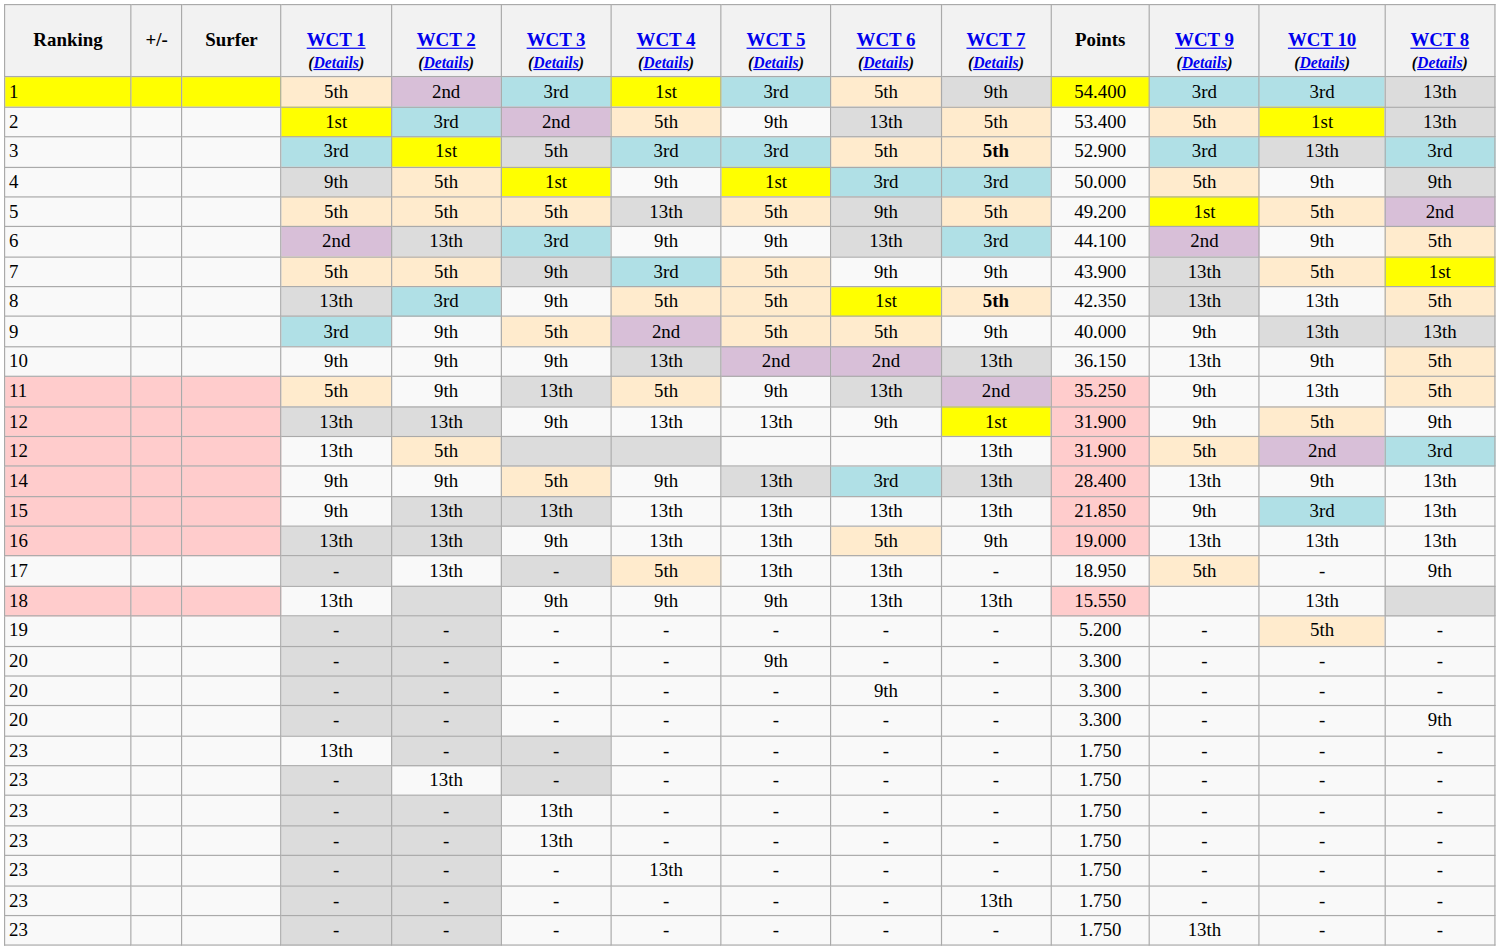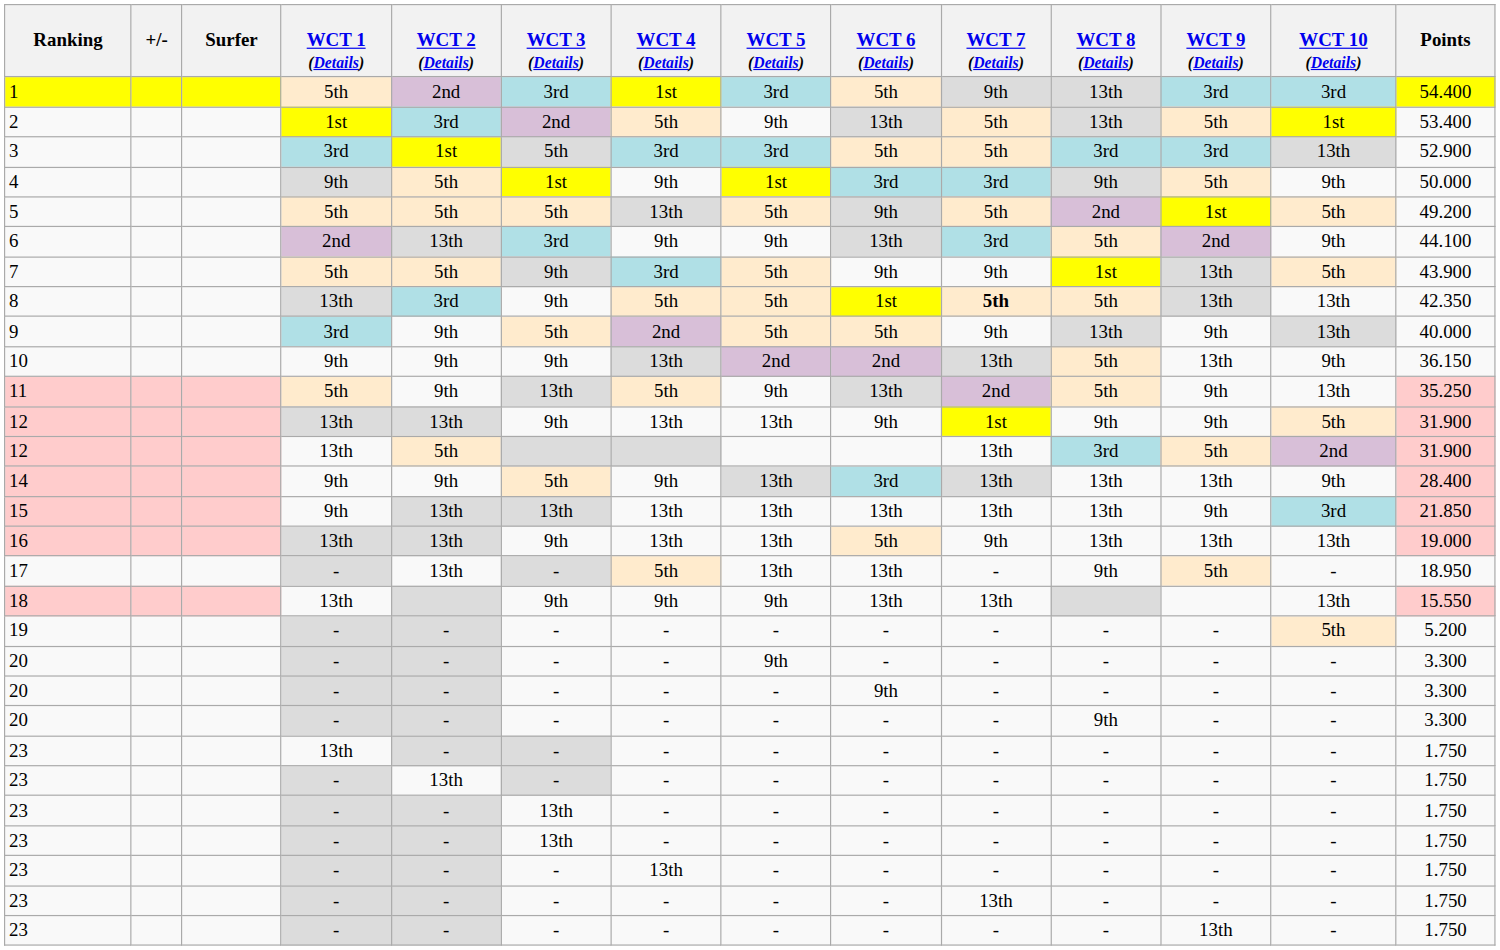columns swapped: (1440, 51) <-> (1100, 40)
(996, 151) bold -> (996, 151) normal
